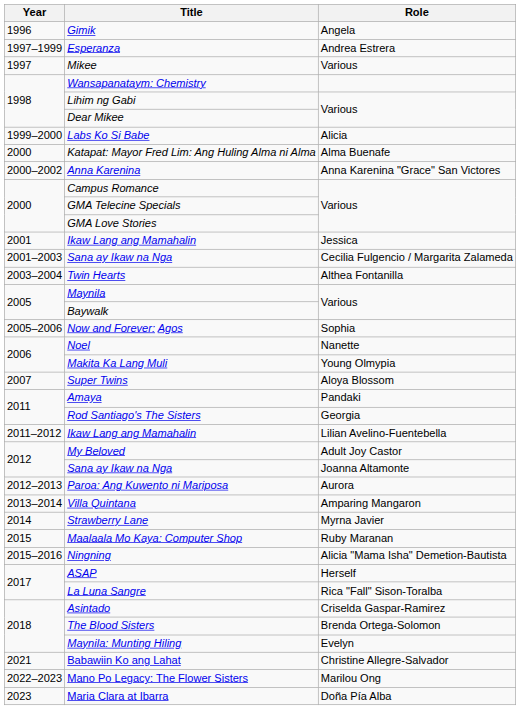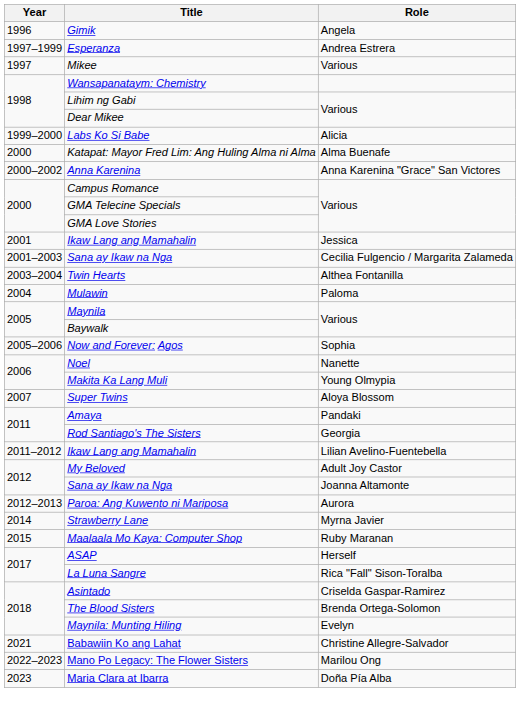+ row: (87, 293)
- row: (102, 503)
- row: (89, 556)
